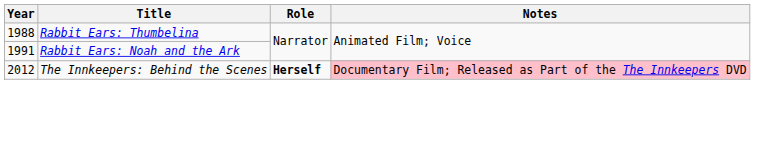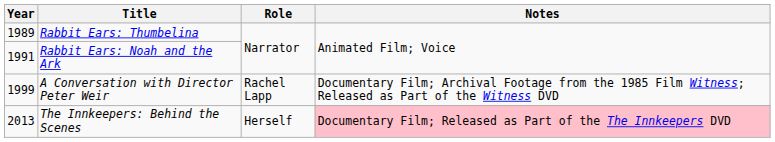(21, 32) 1988 -> (21, 32) 1989
+ row: (137, 89)
(21, 70) 2012 -> (21, 121) 2013
(297, 70) bold -> (268, 121) normal
